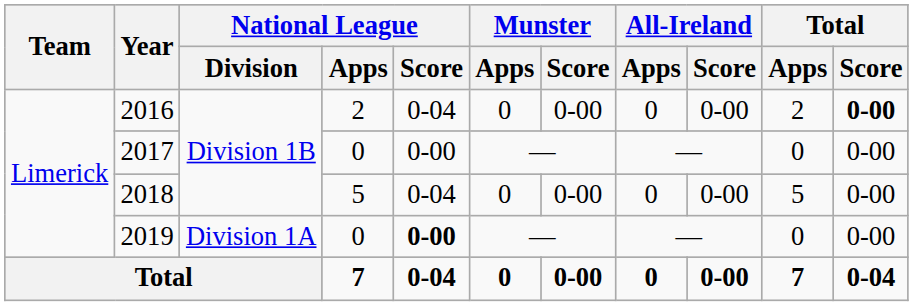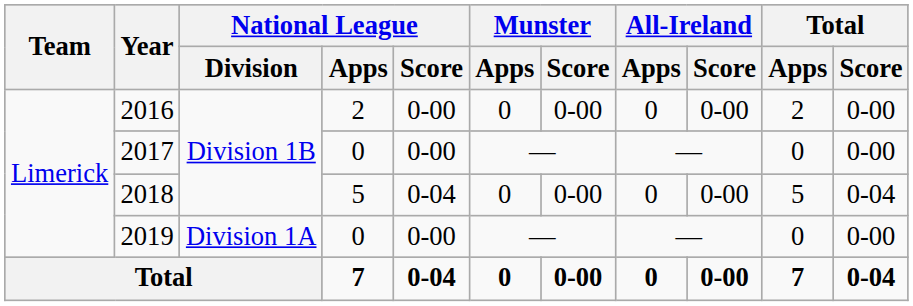(432, 109) 0-04 -> (432, 109) 0-00
(871, 109) bold -> (871, 109) normal
(871, 194) 0-00 -> (871, 194) 0-04
(432, 236) bold -> (432, 236) normal
